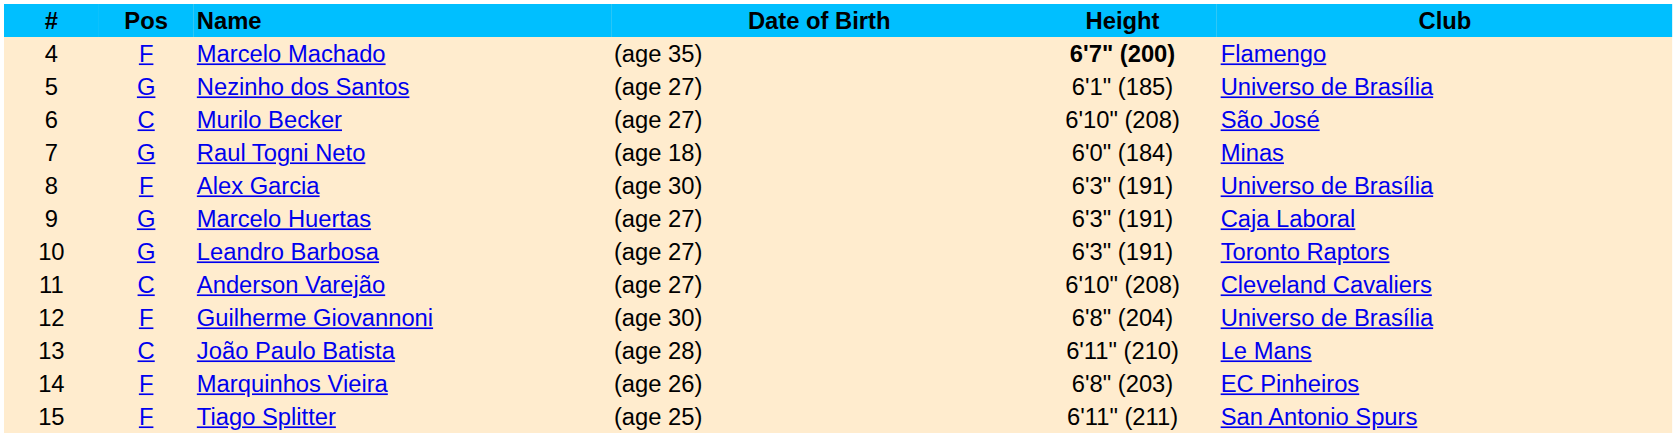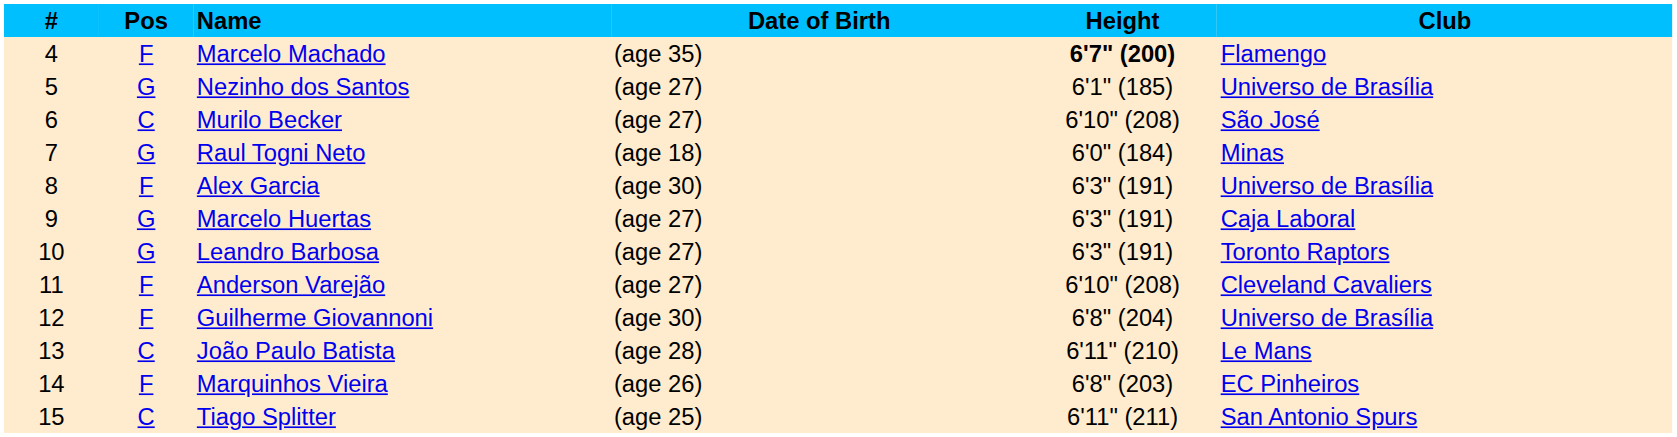(146, 284) C -> (146, 284) F
(146, 416) F -> (146, 416) C
